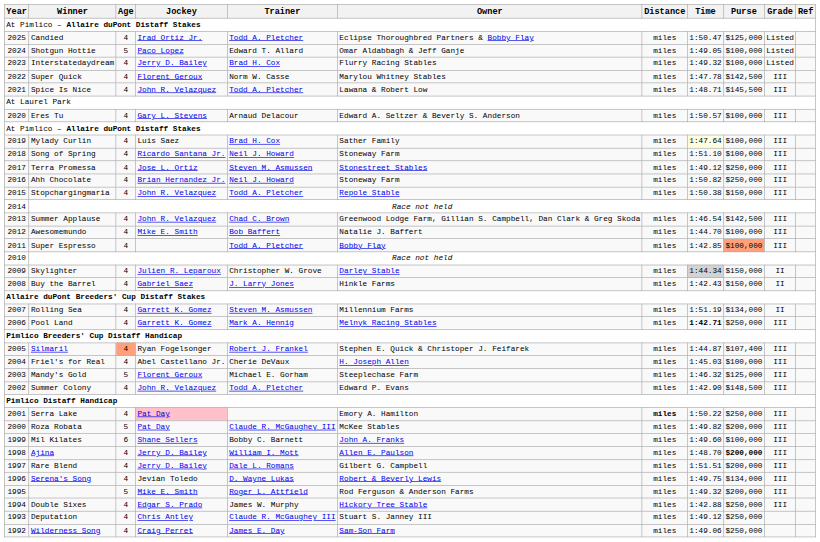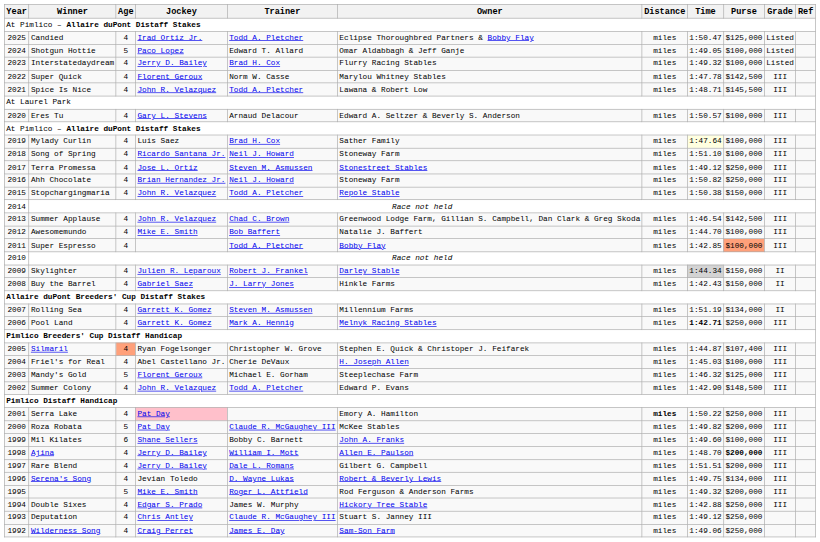(275, 271) Christopher W. Grove -> (269, 271) Robert J. Frankel
(269, 349) Robert J. Frankel -> (275, 349) Christopher W. Grove
